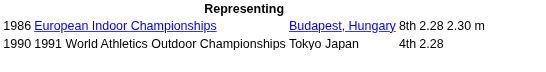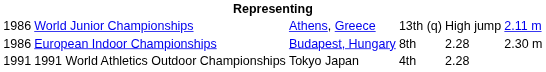+ row: (114, 26)
(17, 43) 1990 -> (17, 60) 1991
